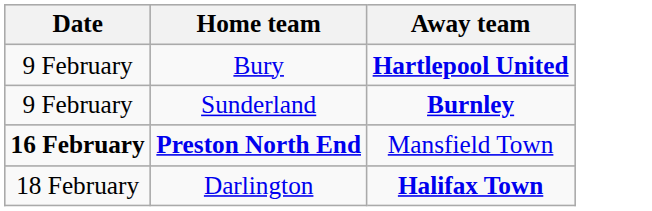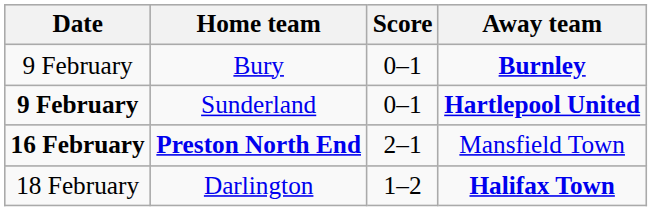+ column: (403, 24)
(471, 64) Hartlepool United -> (542, 64) Burnley
(78, 104) normal -> (78, 104) bold
(471, 104) Burnley -> (542, 104) Hartlepool United
